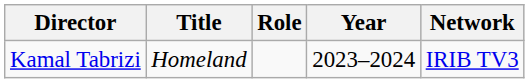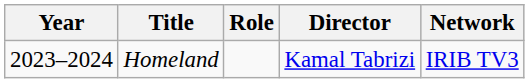columns swapped: (364, 22) <-> (75, 22)
